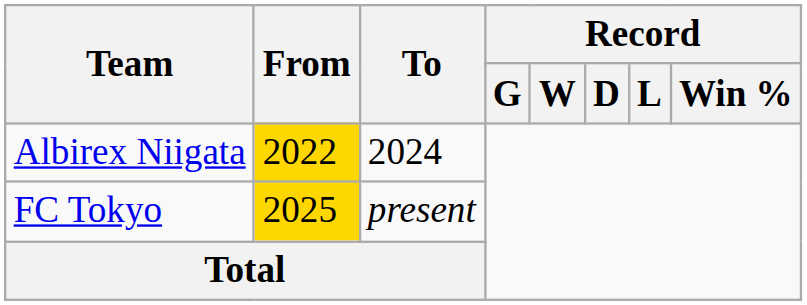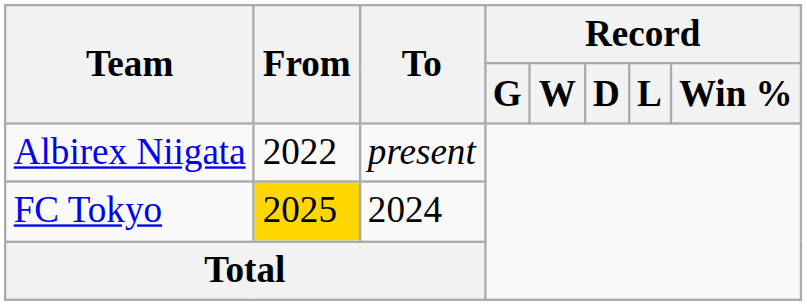(300, 151) gold background -> (300, 151) no background
(405, 151) 2024 -> (422, 151) present
(422, 210) present -> (405, 210) 2024
